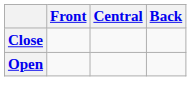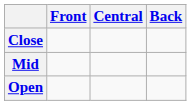+ row: (25, 64)
